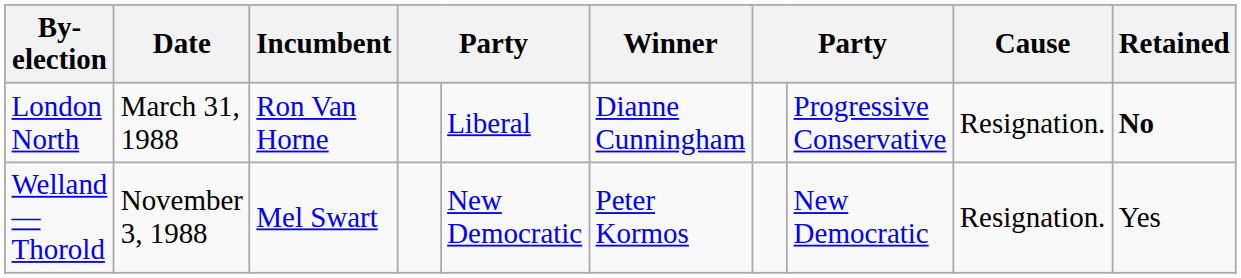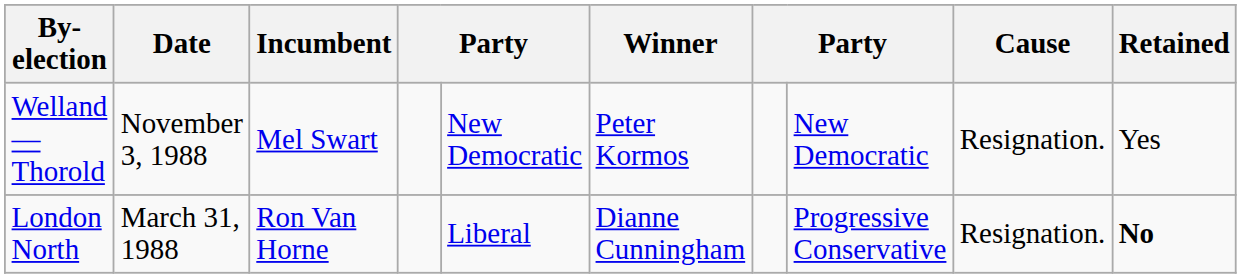rows swapped: (59, 217) <-> (57, 122)
